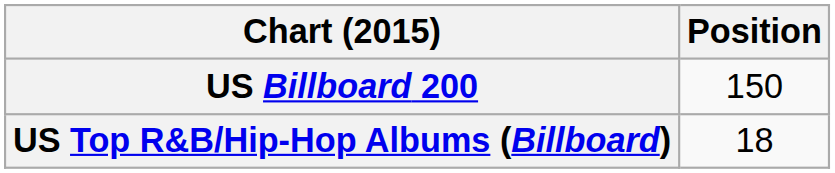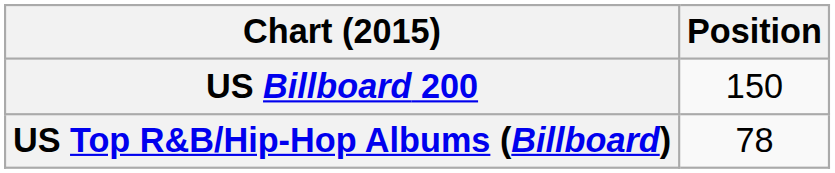(754, 140) 18 -> (754, 140) 78
